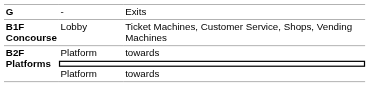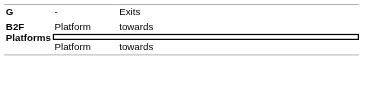- row: (74, 27)
